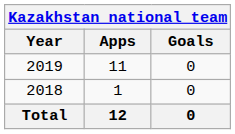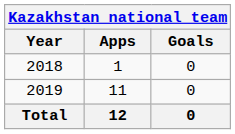rows swapped: (45, 91) <-> (45, 67)
